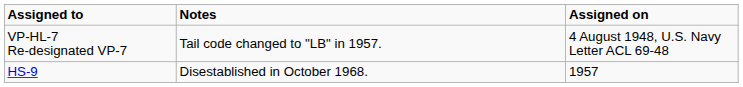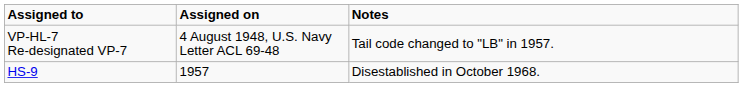columns swapped: (609, 15) <-> (198, 15)
